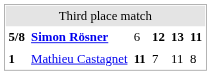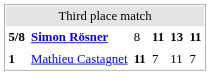(137, 37) 6 -> (137, 37) 8
(158, 37) 12 -> (158, 37) 11
(193, 58) 8 -> (193, 58) 7
